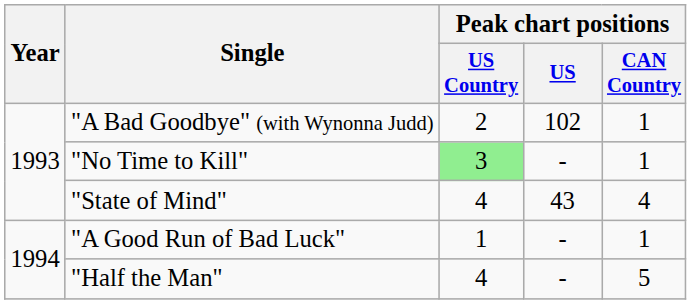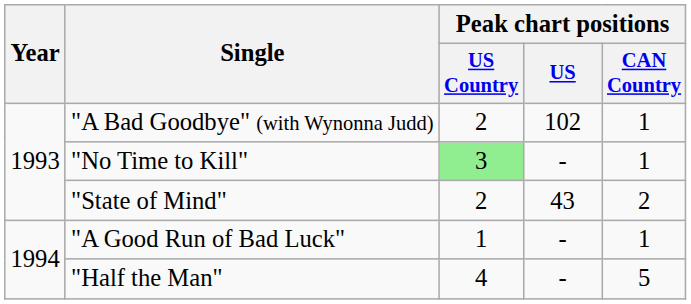(481, 200) 4 -> (481, 200) 2
(644, 200) 4 -> (644, 200) 2
